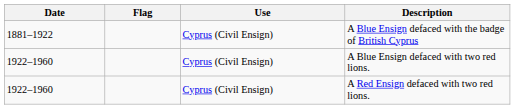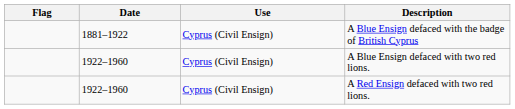columns swapped: (143, 12) <-> (55, 12)
